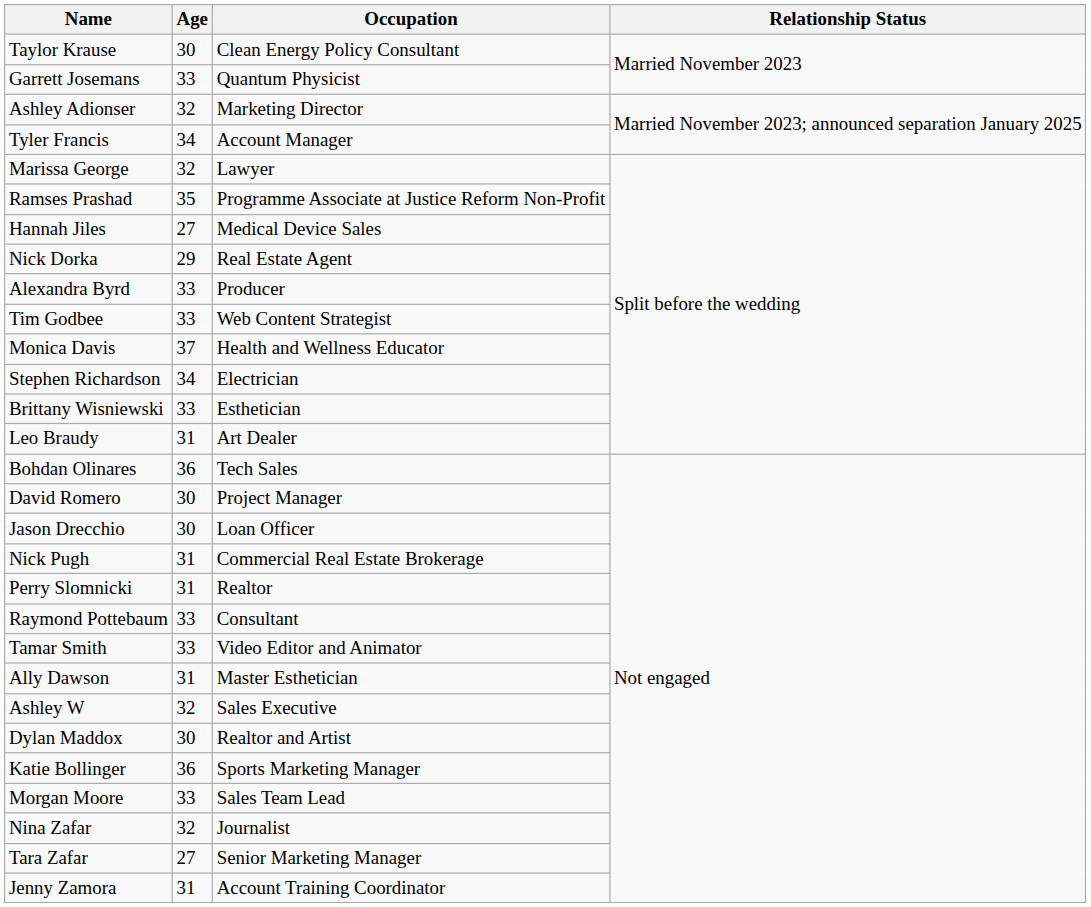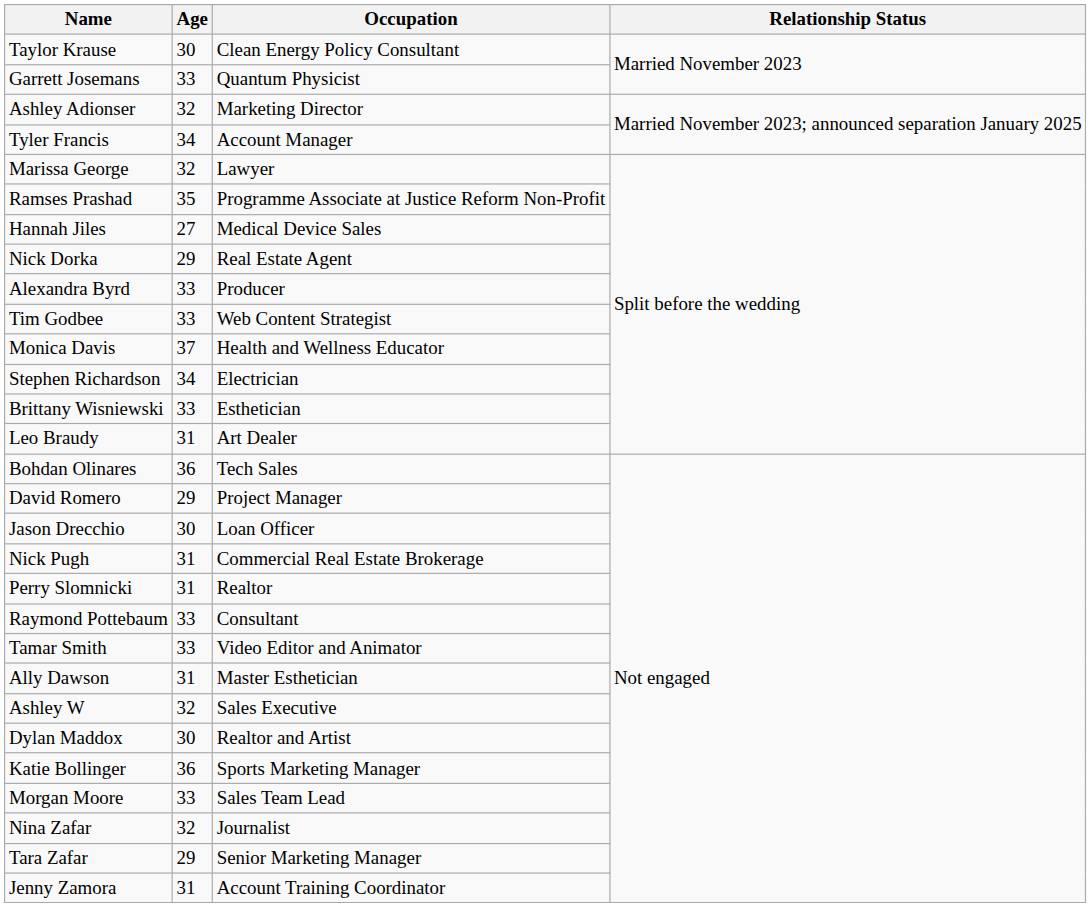(186, 498) 30 -> (186, 498) 29
(186, 857) 27 -> (186, 857) 29
